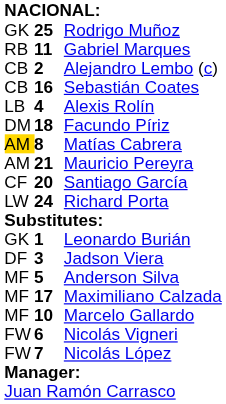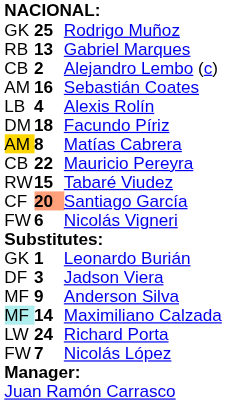(43, 49) 11 -> (44, 49) 13
(16, 87) CB -> (17, 87) AM
(17, 163) AM -> (16, 163) CB
(44, 163) 21 -> (44, 163) 22
+ row: (118, 182)
(44, 182) no background -> (44, 201) lightsalmon background
rows swapped: (116, 201) <-> (121, 334)
(39, 277) 5 -> (39, 296) 9
(17, 296) no background -> (17, 315) paleturquoise background
(44, 296) 17 -> (44, 315) 14
- row: (129, 315)
